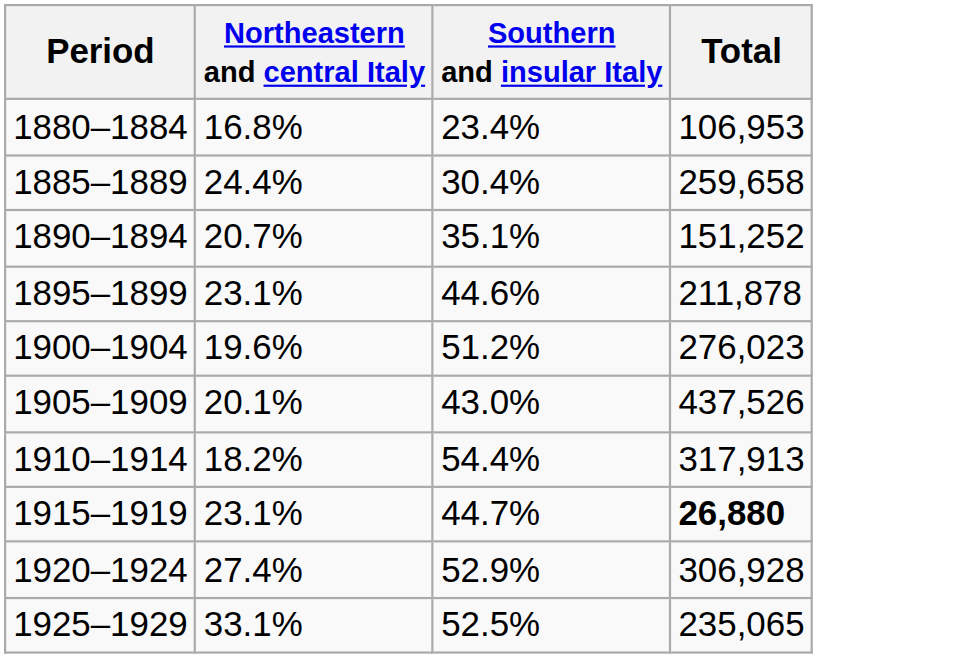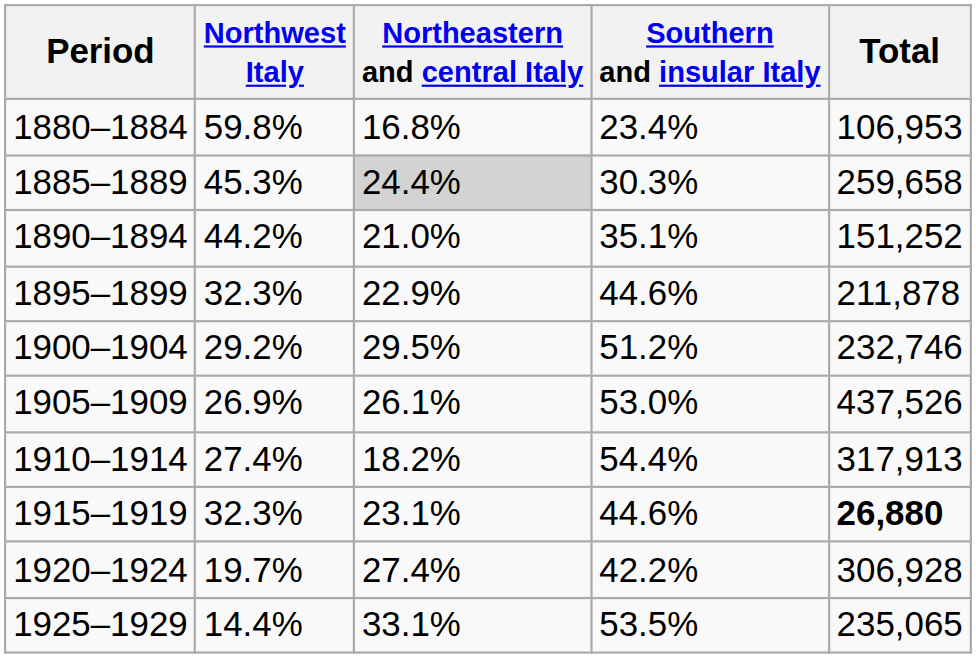+ column: (275, 53)
(253, 182) no background -> (411, 182) lightgrey background
(491, 182) 30.4% -> (649, 182) 30.3%
(253, 237) 20.7% -> (411, 237) 21.0%
(253, 292) 23.1% -> (411, 292) 22.9%
(253, 347) 19.6% -> (411, 347) 29.5%
(742, 347) 276,023 -> (900, 347) 232,746
(253, 403) 20.1% -> (411, 403) 26.1%
(491, 403) 43.0% -> (649, 403) 53.0%
(491, 513) 44.7% -> (649, 513) 44.6%
(491, 569) 52.9% -> (649, 569) 42.2%
(491, 624) 52.5% -> (649, 624) 53.5%
